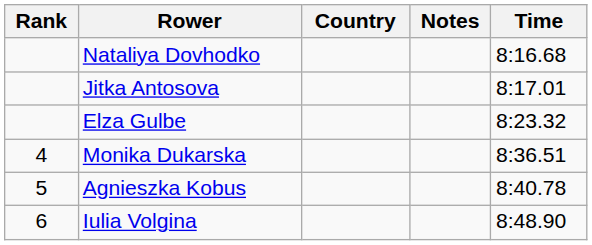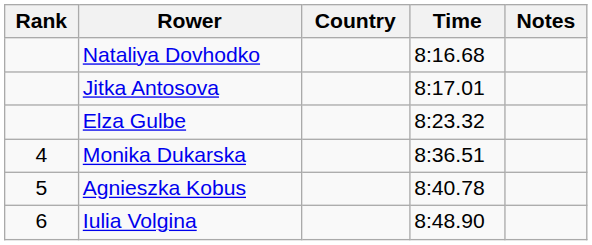columns swapped: (539, 21) <-> (450, 21)
